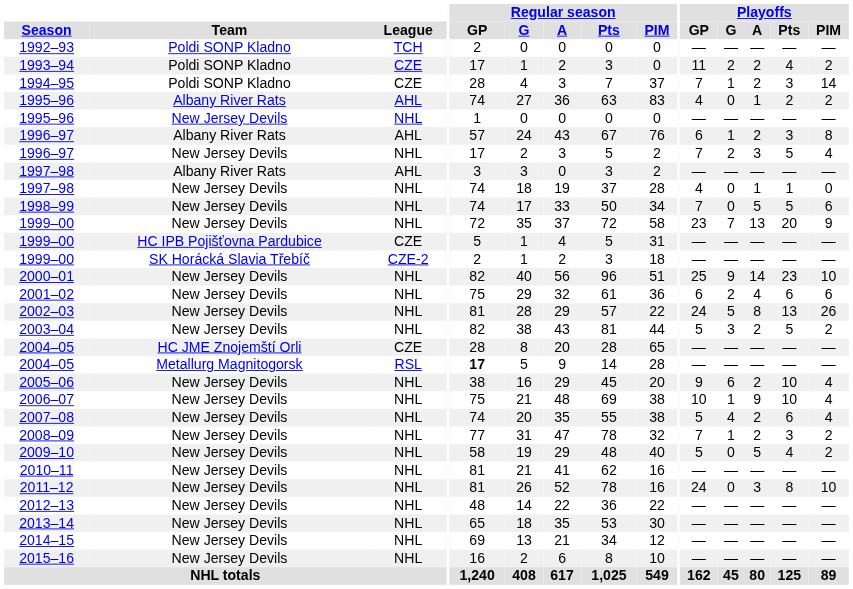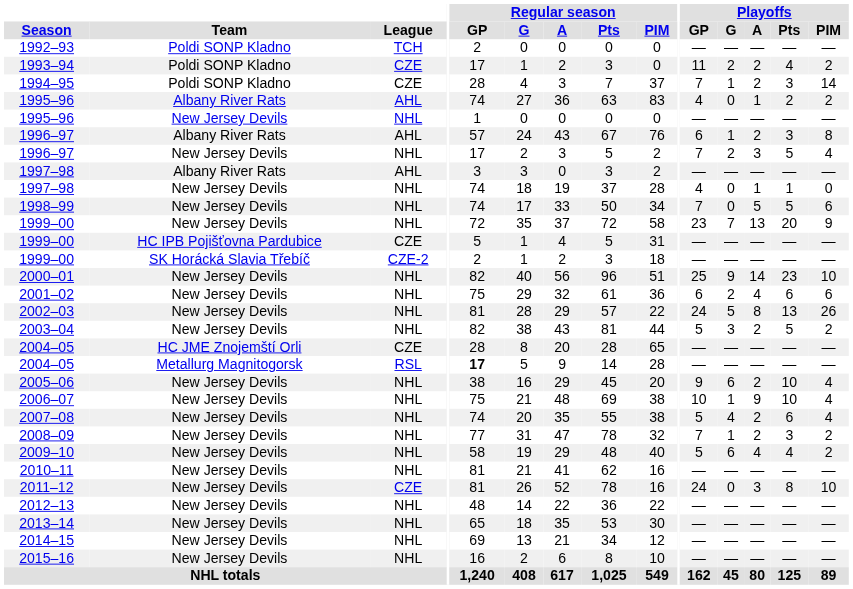(731, 452) 0 -> (731, 452) 6
(757, 452) 5 -> (757, 452) 4
(408, 488) NHL -> (408, 488) CZE
